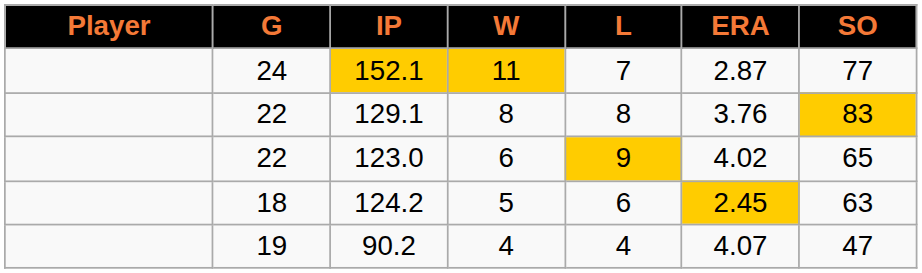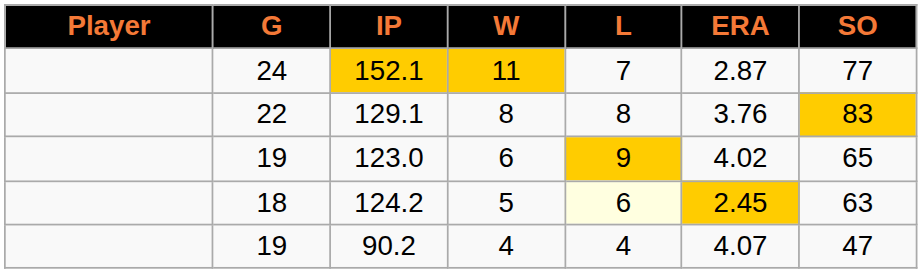(272, 158) 22 -> (272, 158) 19
(623, 202) no background -> (623, 202) lightyellow background
